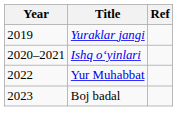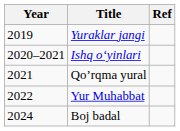+ row: (109, 75)
(20, 95) 2023 -> (20, 116) 2024
